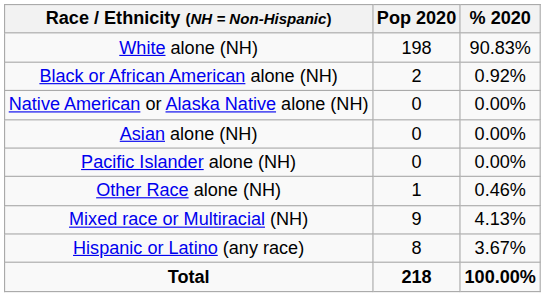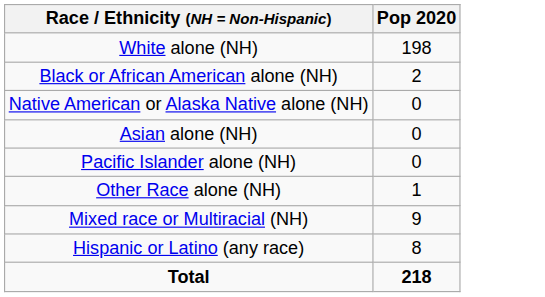- column: (500, 18)
